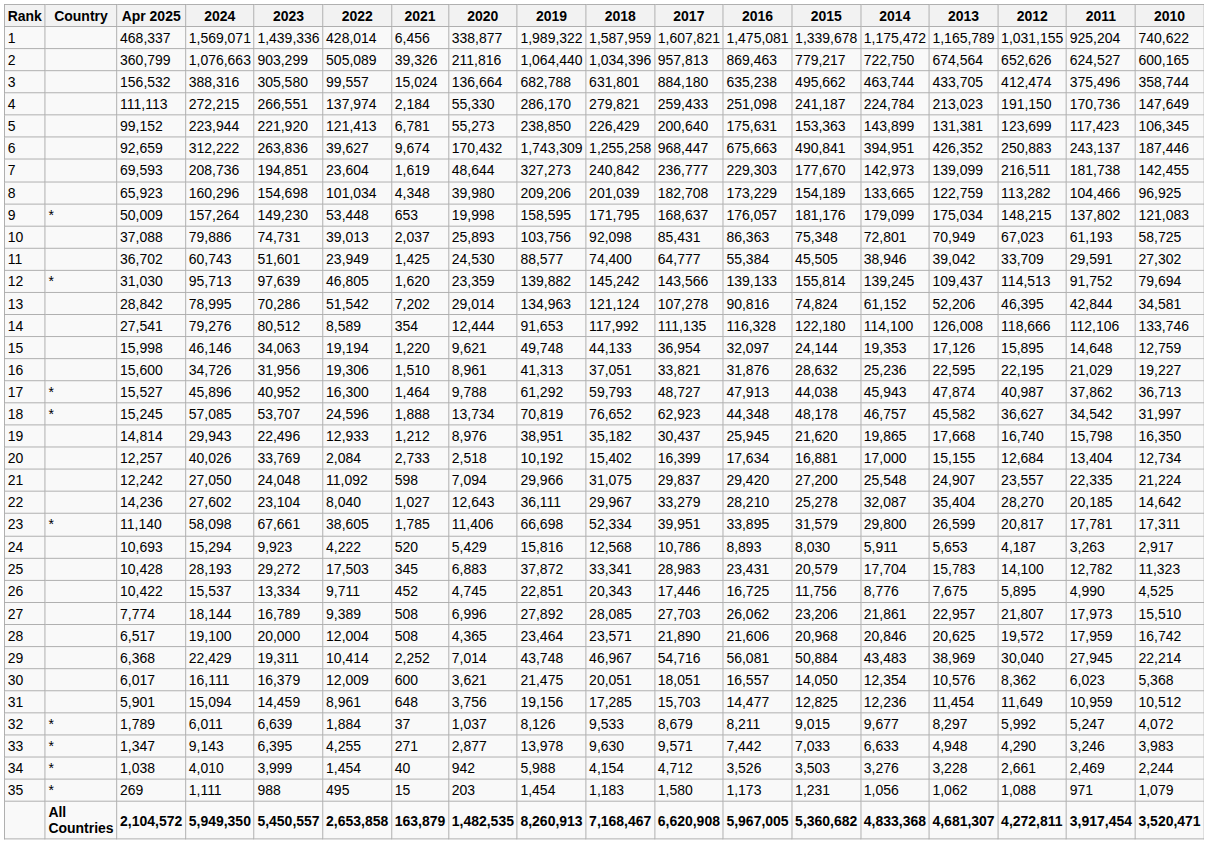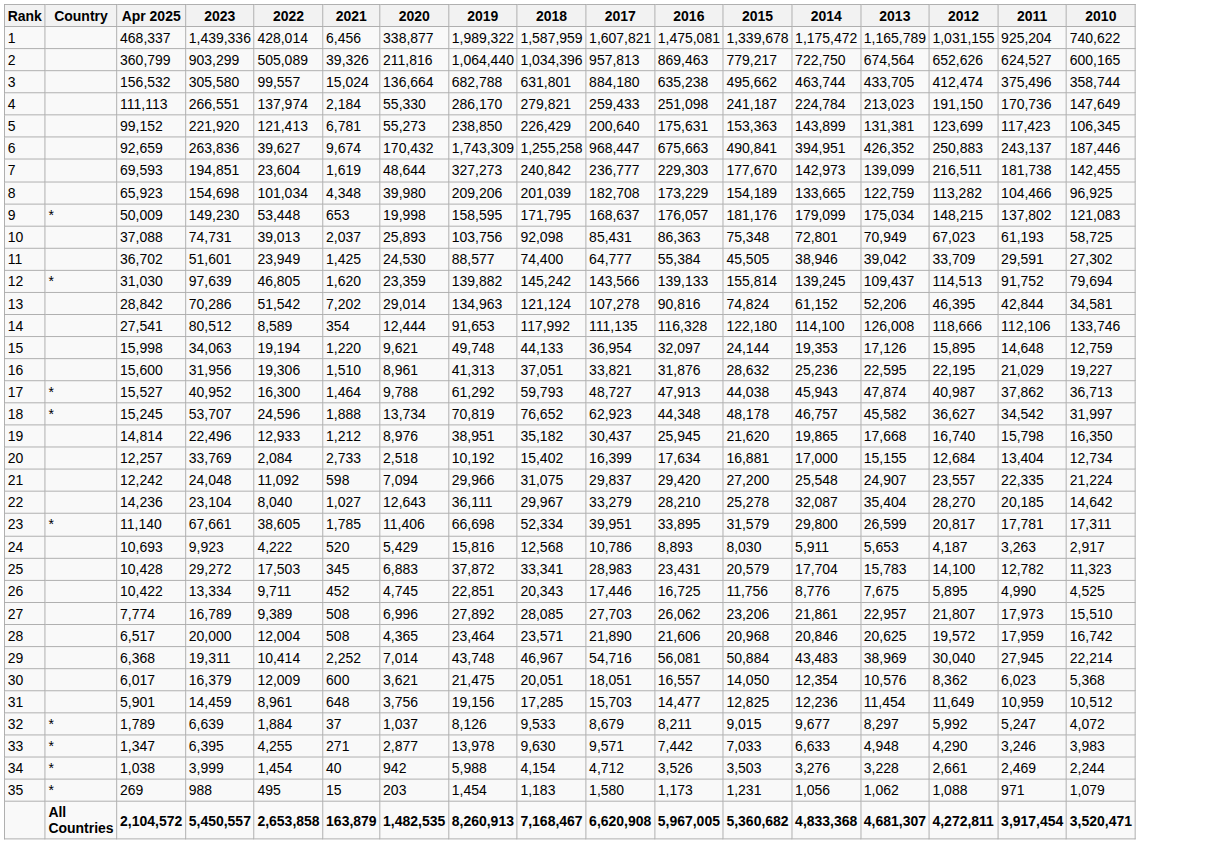- column: (220, 16)
